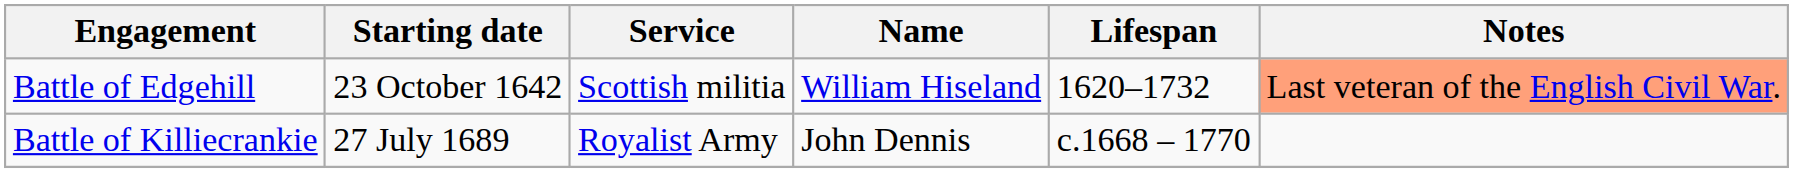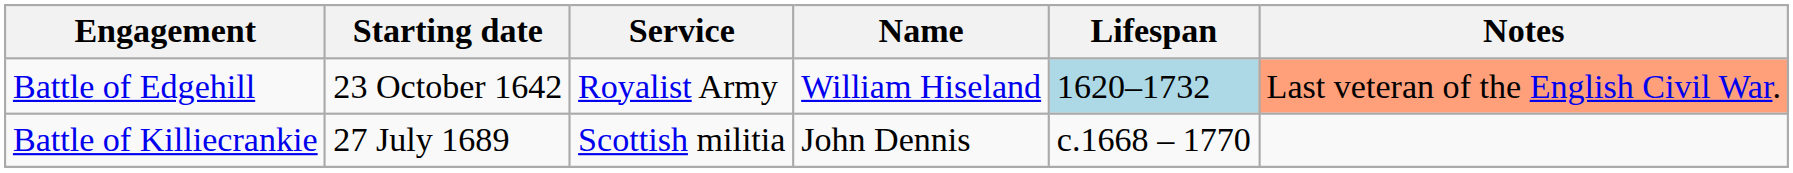(682, 85) Scottish militia -> (678, 85) Royalist Army
(1134, 85) no background -> (1134, 85) lightblue background
(678, 139) Royalist Army -> (682, 139) Scottish militia
